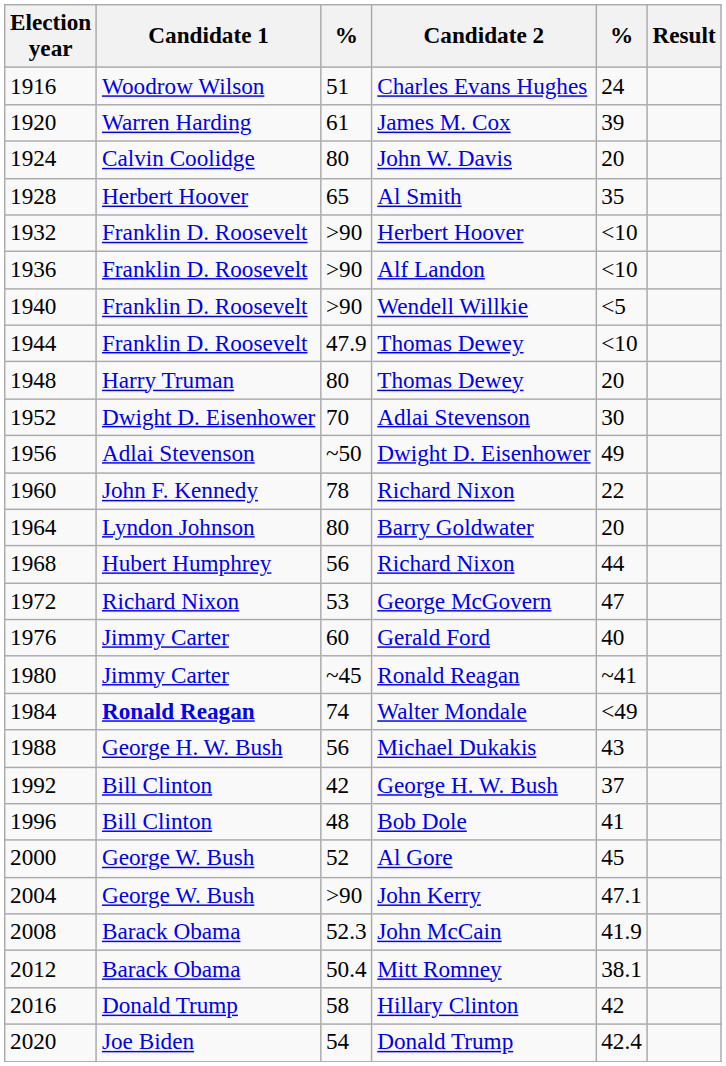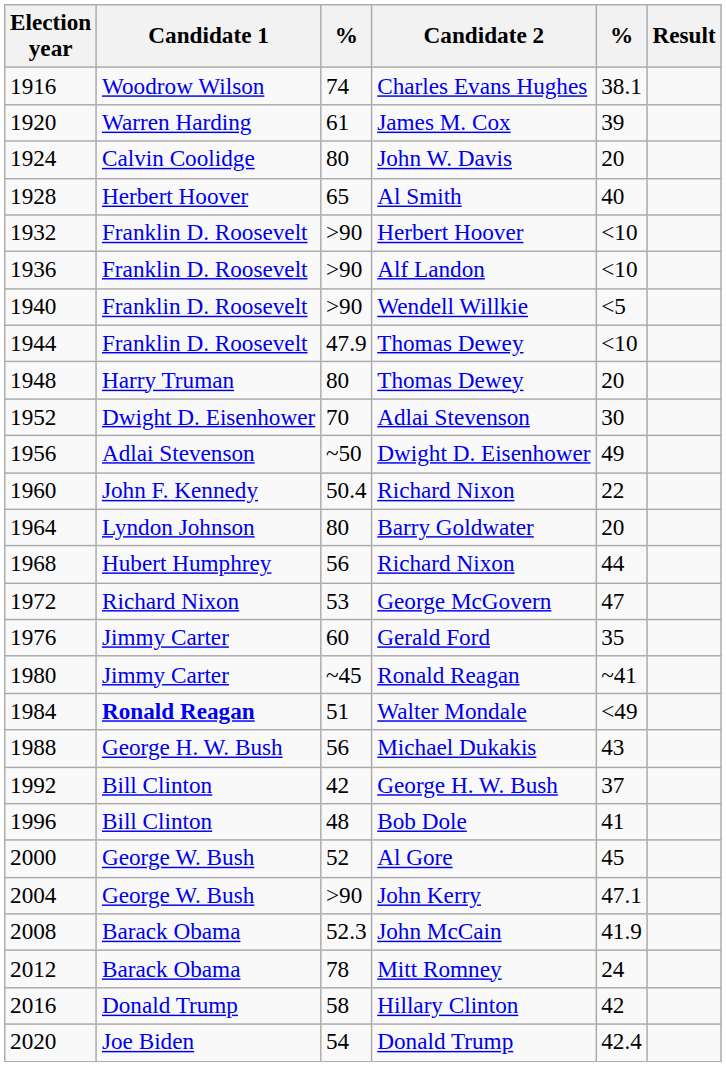(338, 85) 51 -> (338, 85) 74
(613, 85) 24 -> (622, 85) 38.1
(613, 196) 35 -> (613, 196) 40
(338, 490) 78 -> (346, 490) 50.4
(613, 637) 40 -> (613, 637) 35
(338, 711) 74 -> (338, 711) 51
(346, 968) 50.4 -> (338, 968) 78
(622, 968) 38.1 -> (613, 968) 24
